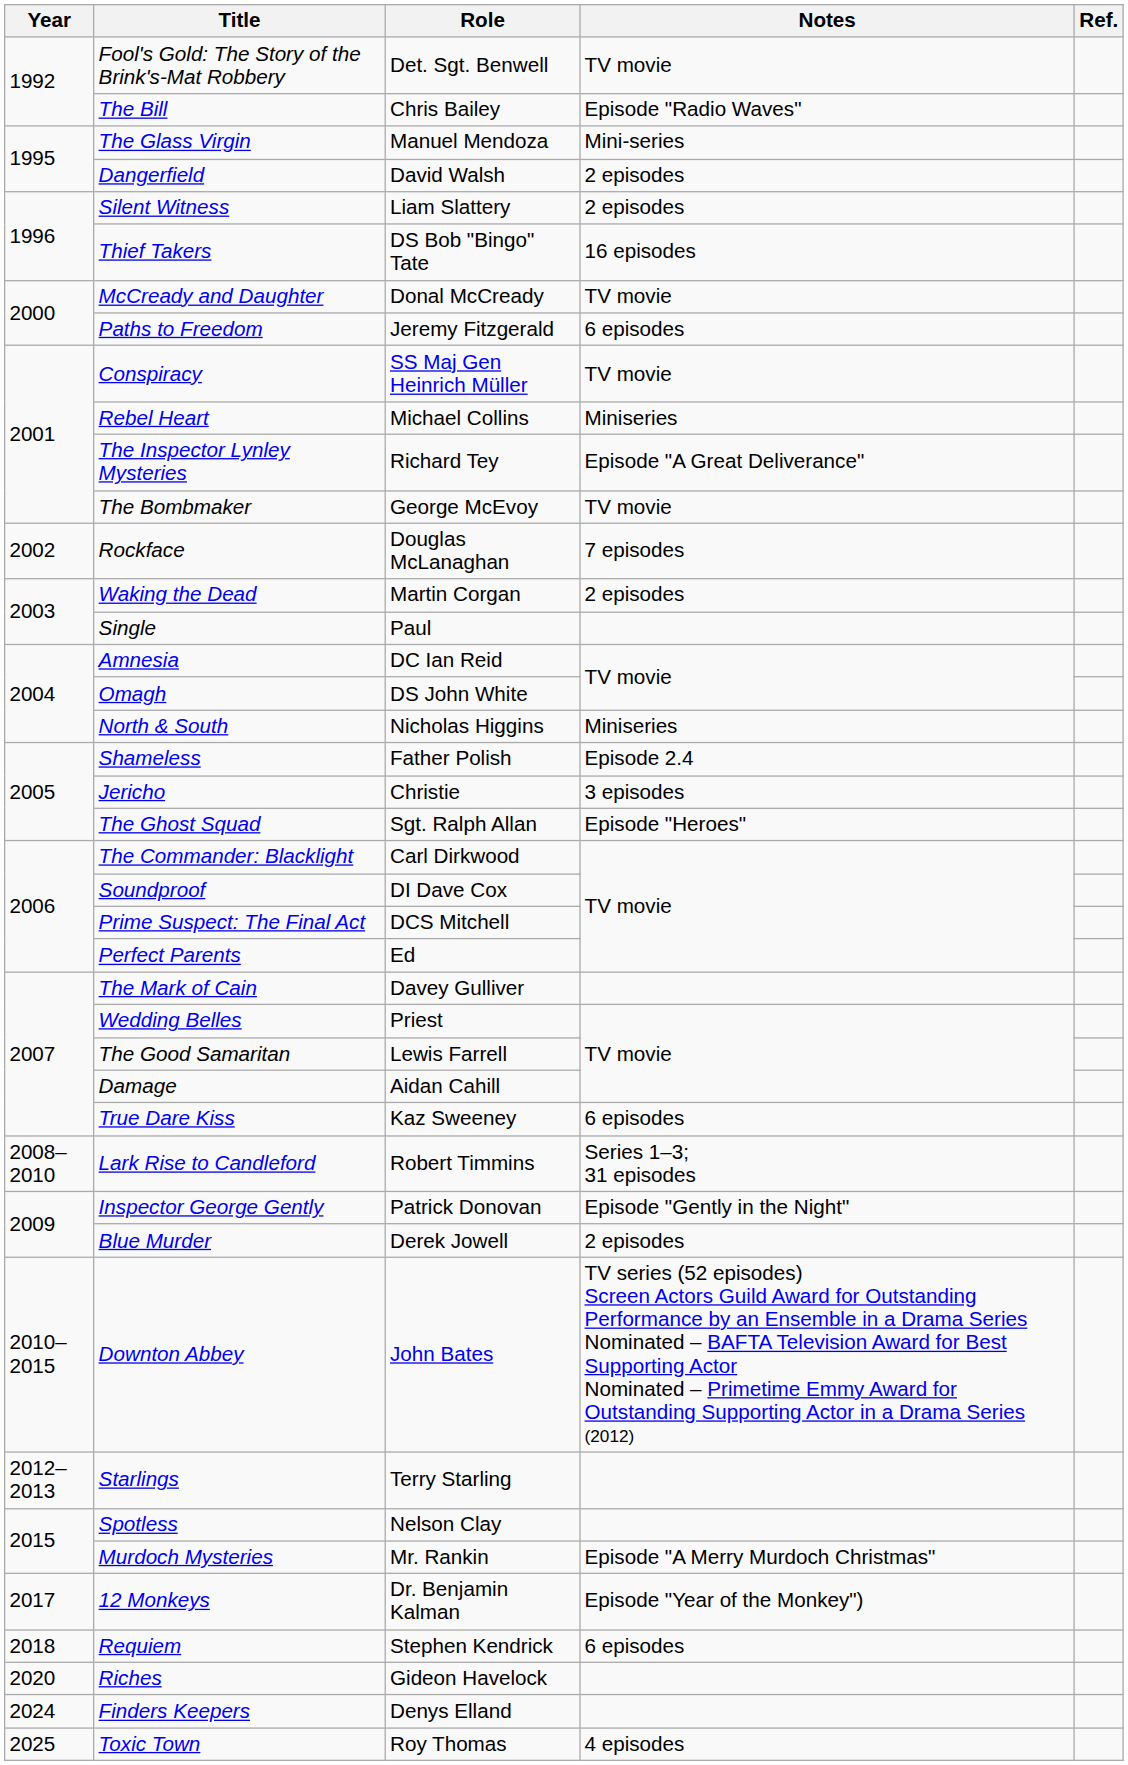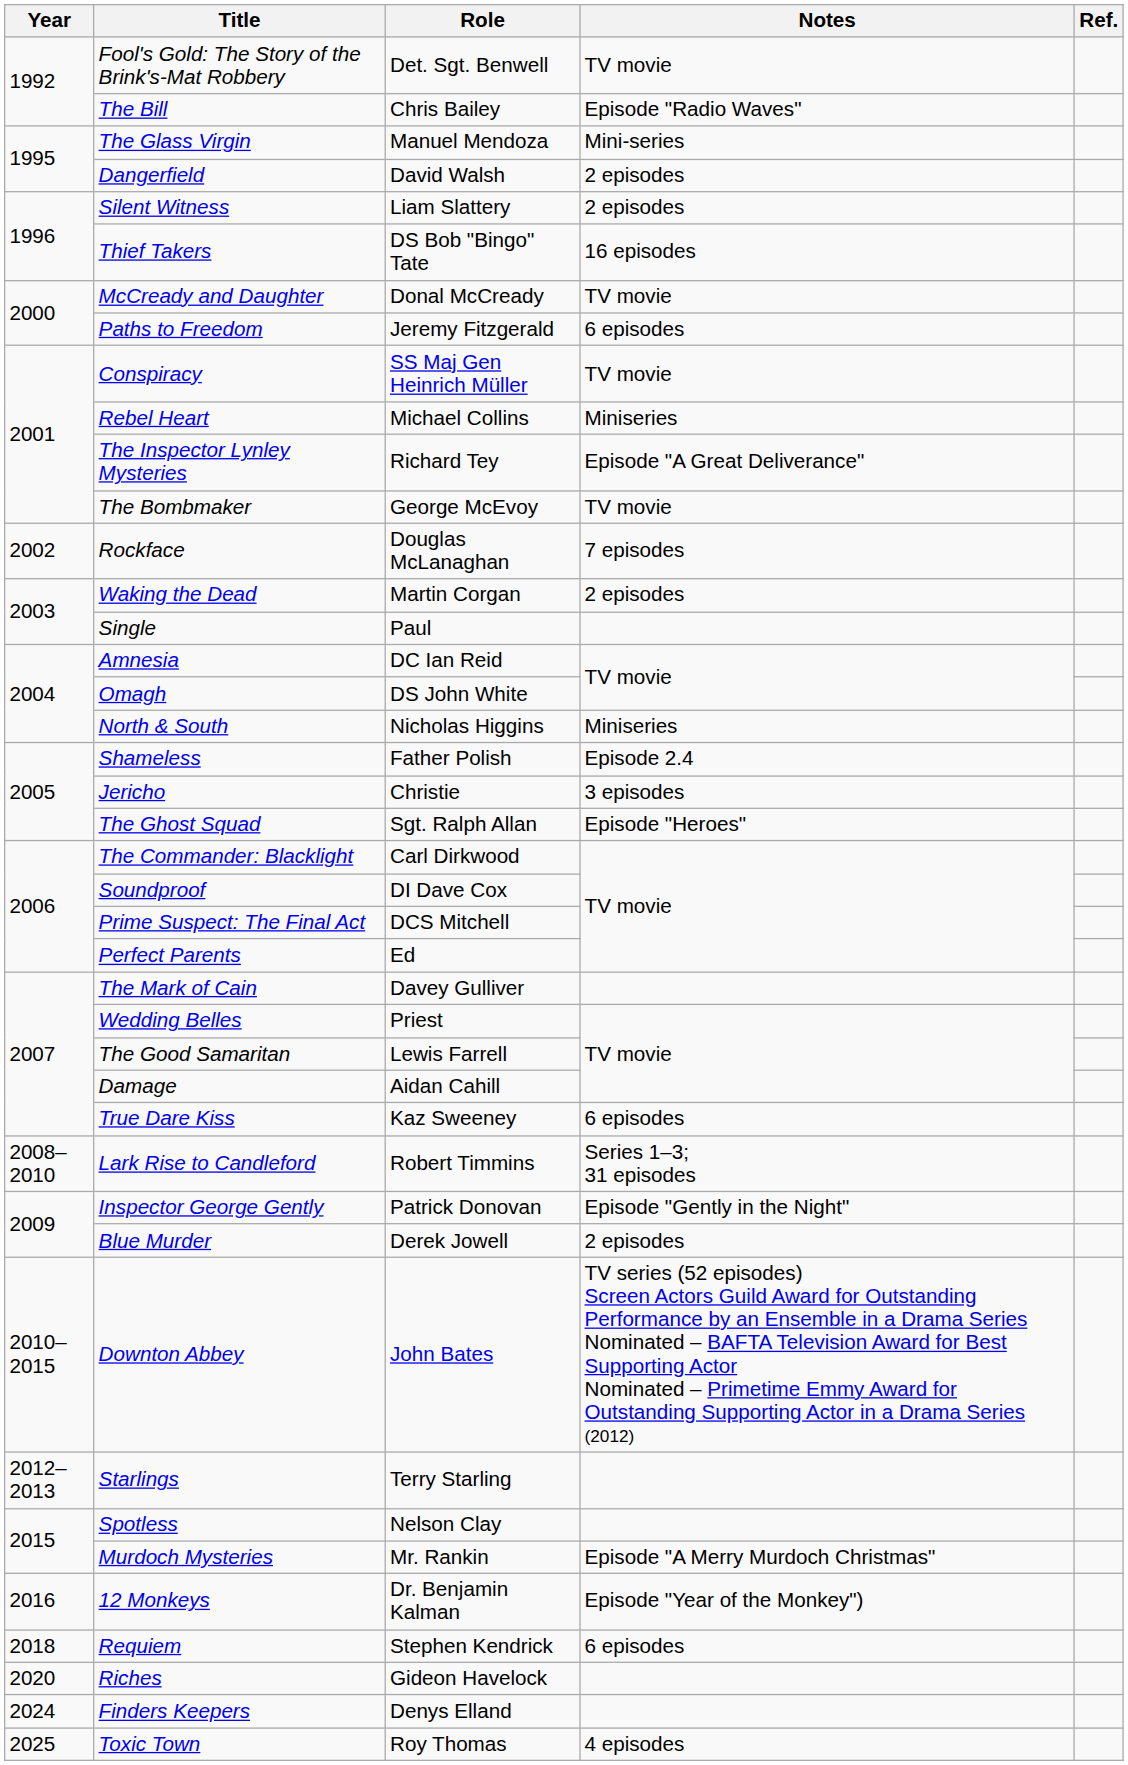(32, 1601) 2017 -> (32, 1601) 2016
